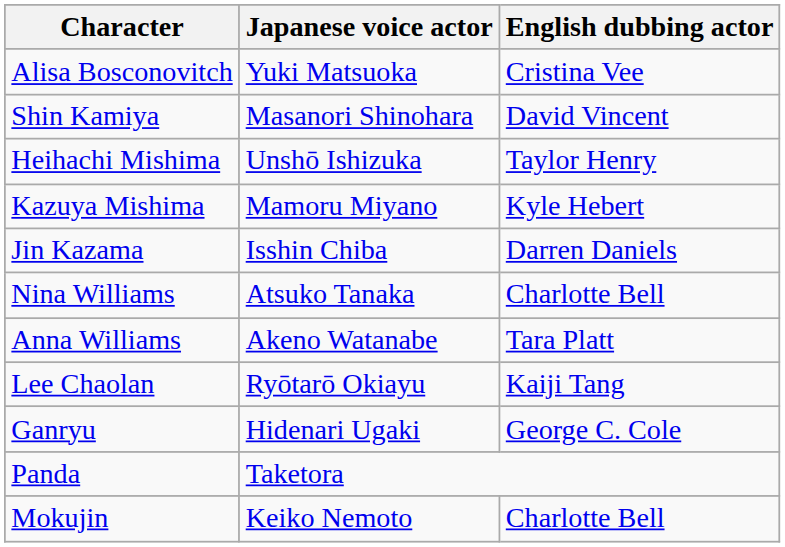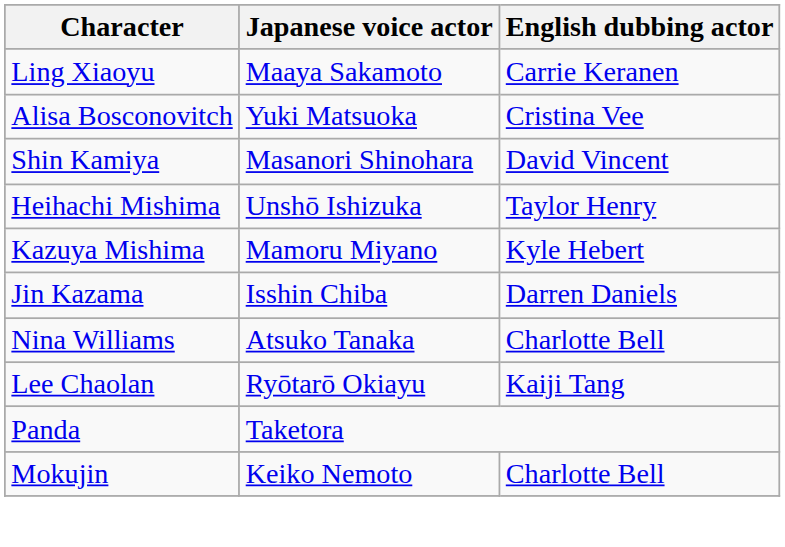+ row: (83, 71)
- row: (96, 339)
- row: (54, 428)
